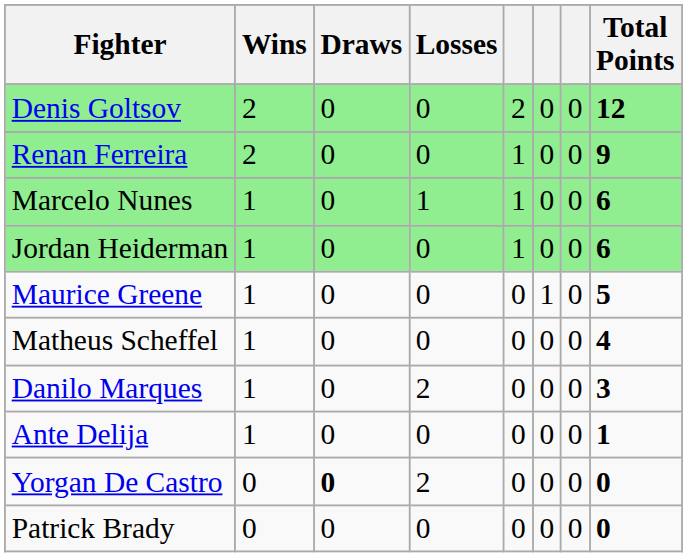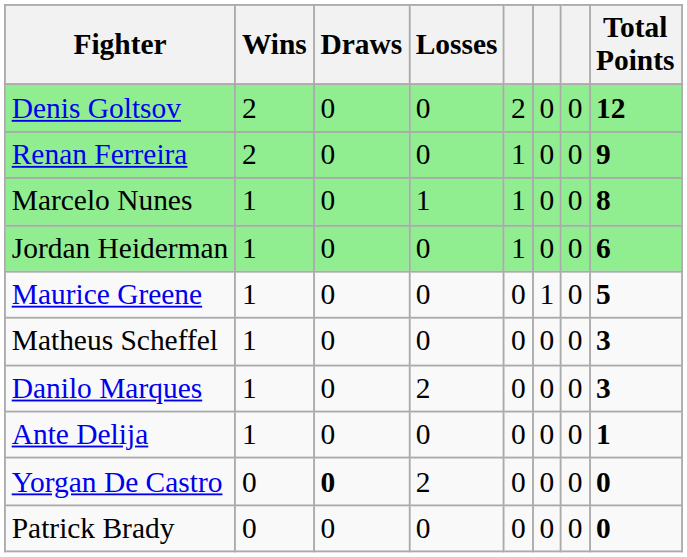(603, 201) 6 -> (603, 201) 8
(603, 341) 4 -> (603, 341) 3
